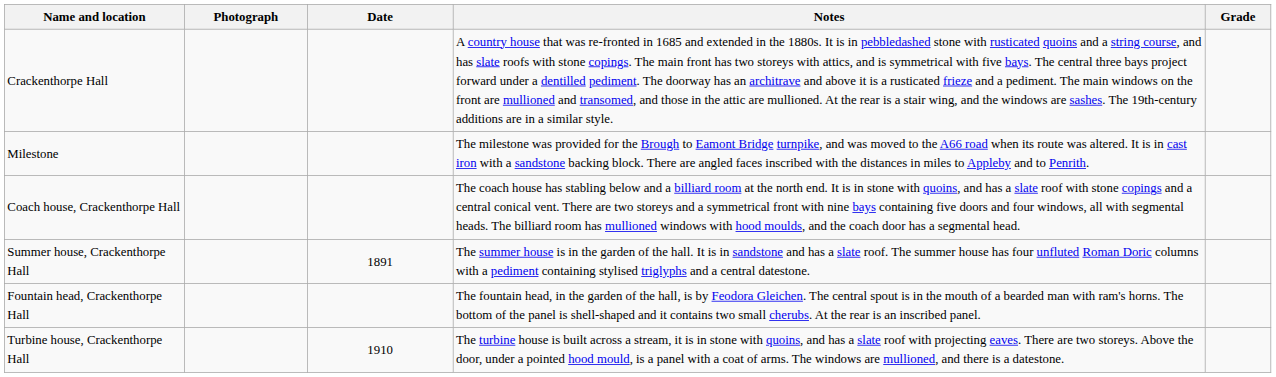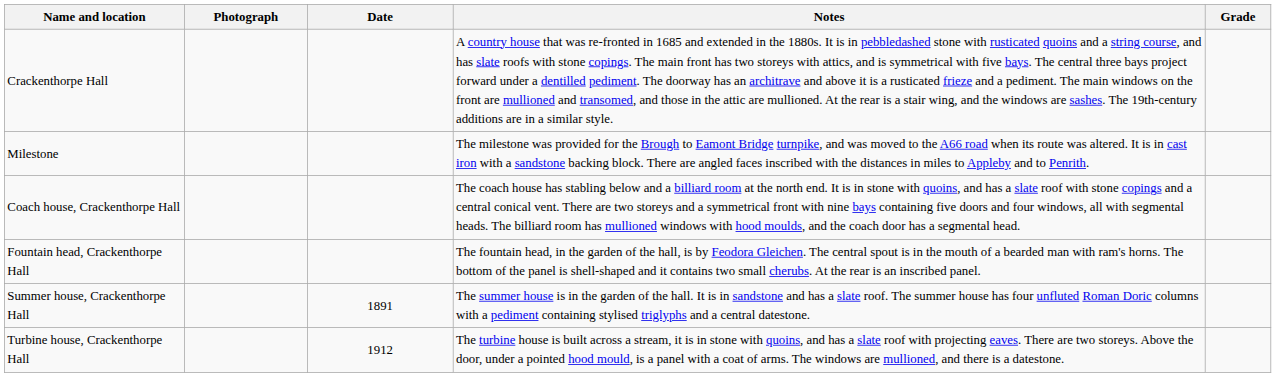rows swapped: (86, 261) <-> (85, 305)
(380, 350) 1910 -> (380, 350) 1912
